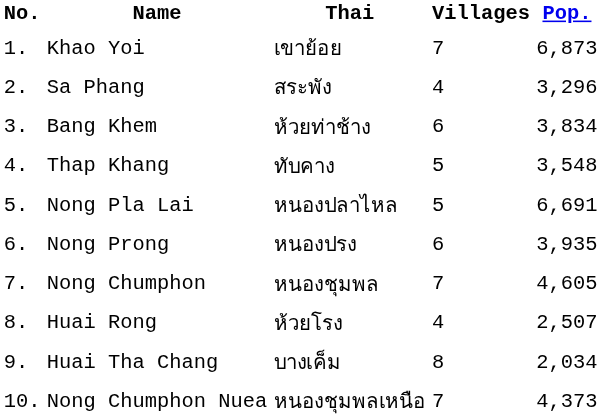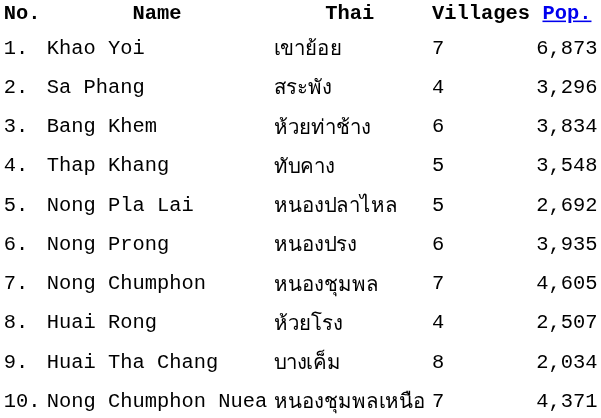(567, 205) 6,691 -> (567, 205) 2,692
(567, 401) 4,373 -> (567, 401) 4,371
